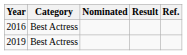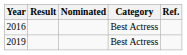columns swapped: (54, 12) <-> (145, 12)
